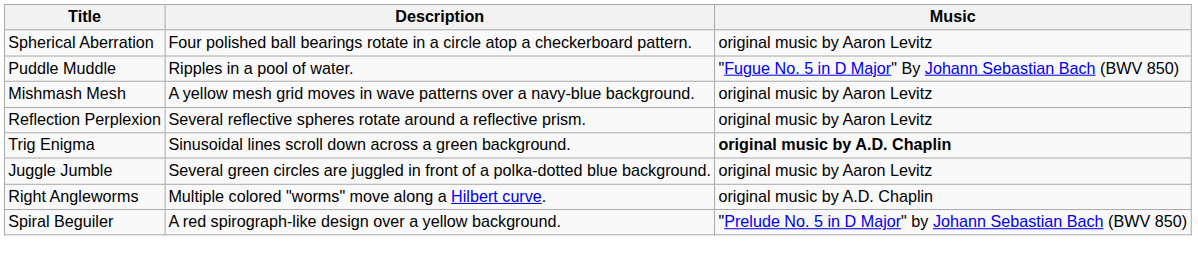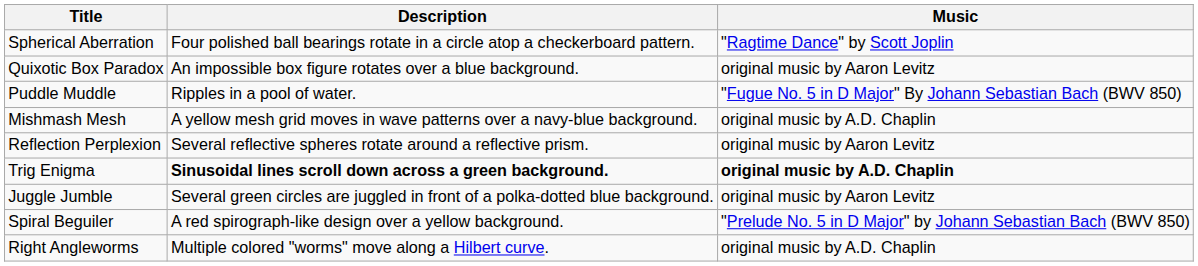(825, 42) original music by Aaron Levitz -> (837, 42) "Ragtime Dance" by Scott Joplin
+ row: (86, 68)
(825, 94) original music by Aaron Levitz -> (828, 119) original music by A.D. Chaplin
(370, 145) normal -> (390, 171) bold
rows swapped: (61, 222) <-> (73, 196)
